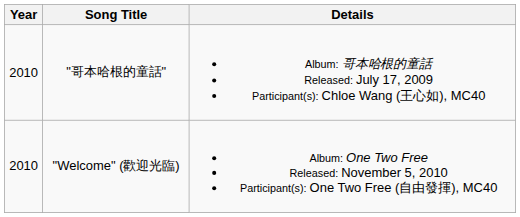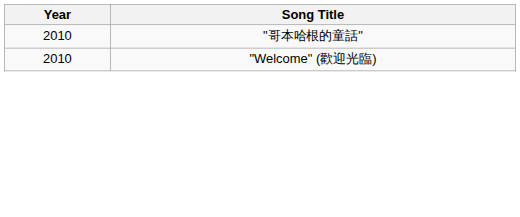- column: (352, 14)
